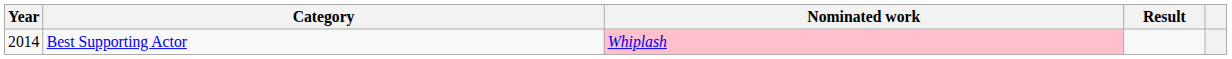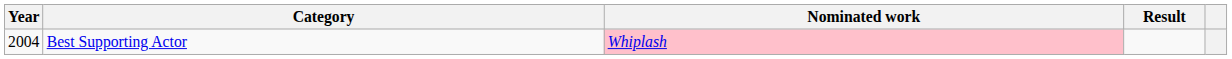(24, 41) 2014 -> (24, 41) 2004
